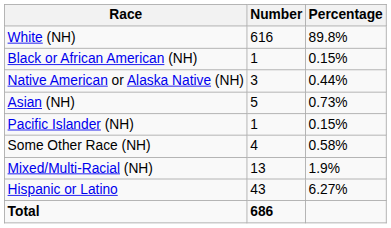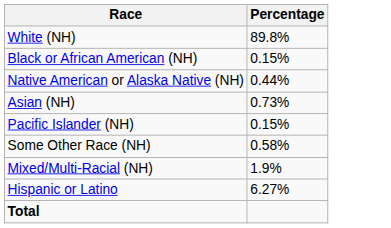- column: (276, 15)
